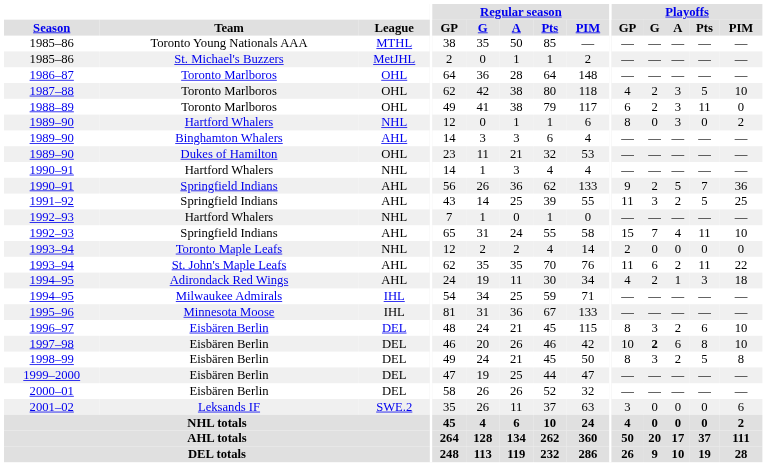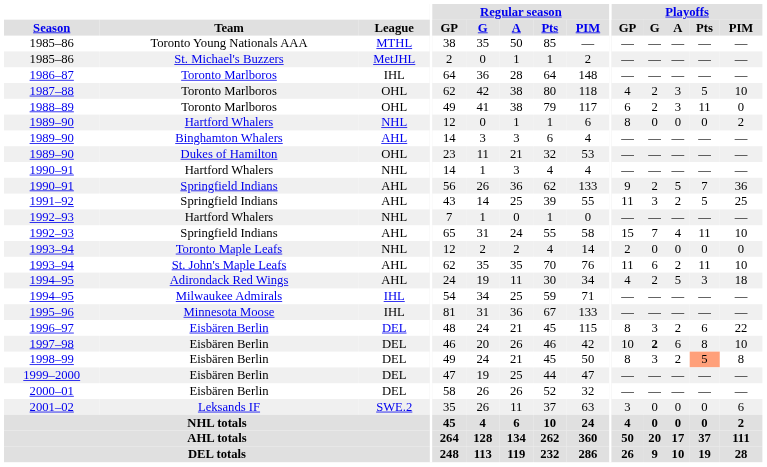(394, 75) OHL -> (394, 75) IHL
(678, 122) 3 -> (678, 122) 0
(741, 264) 22 -> (741, 264) 10
(678, 280) 1 -> (678, 280) 5
(741, 328) 10 -> (741, 328) 22
(705, 359) no background -> (705, 359) lightsalmon background
